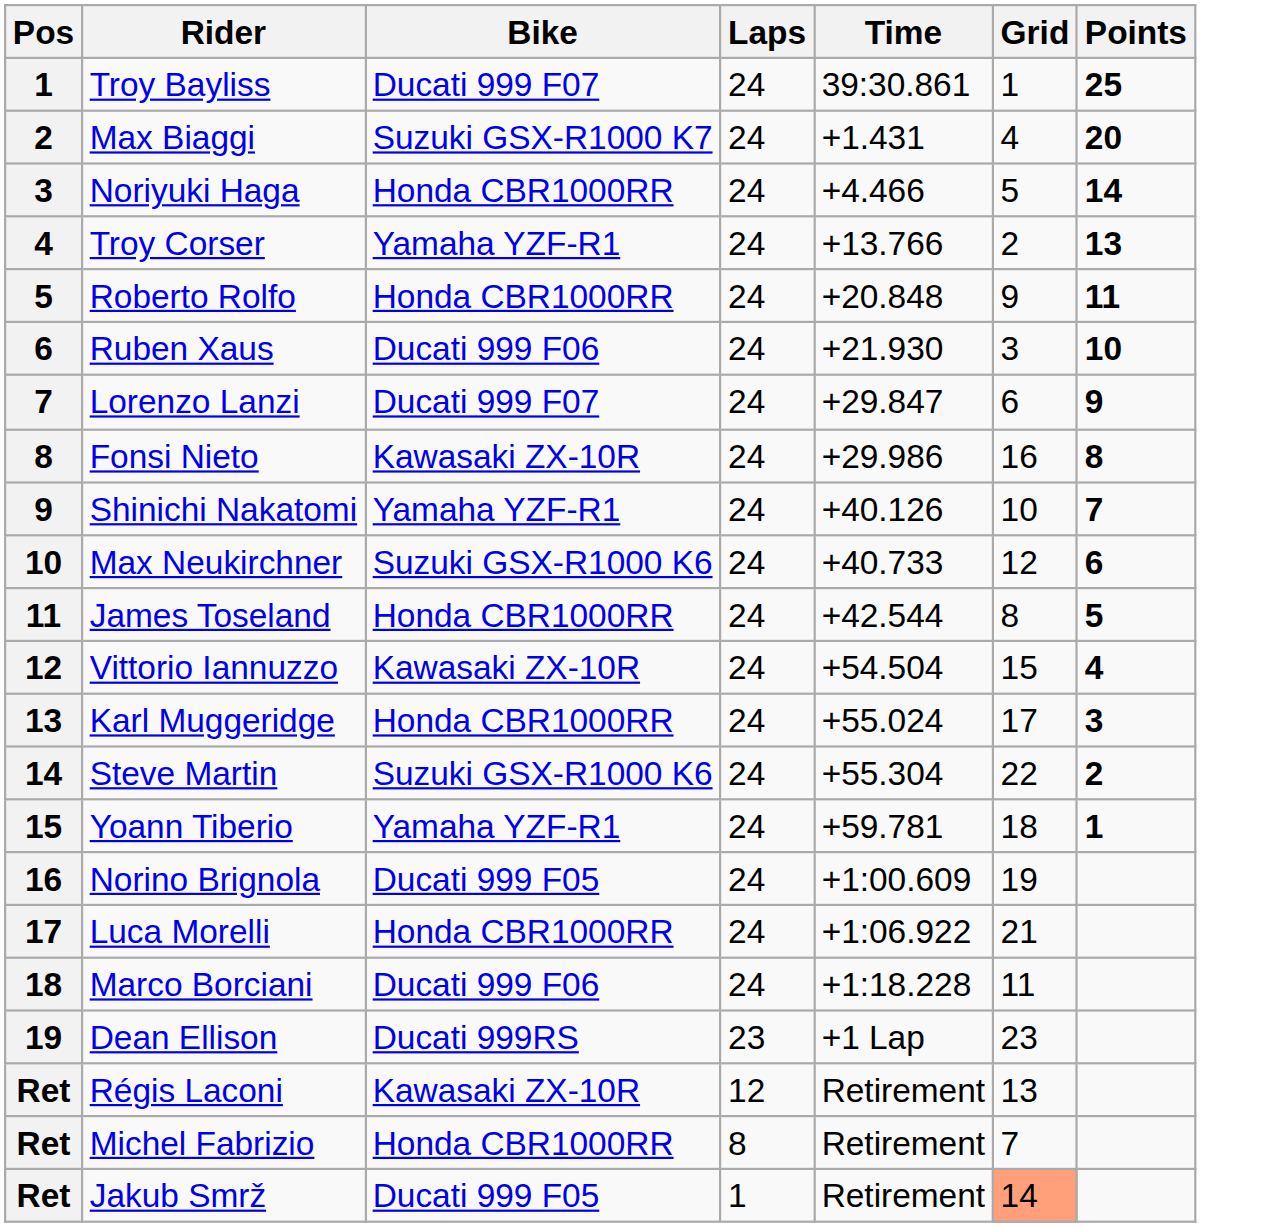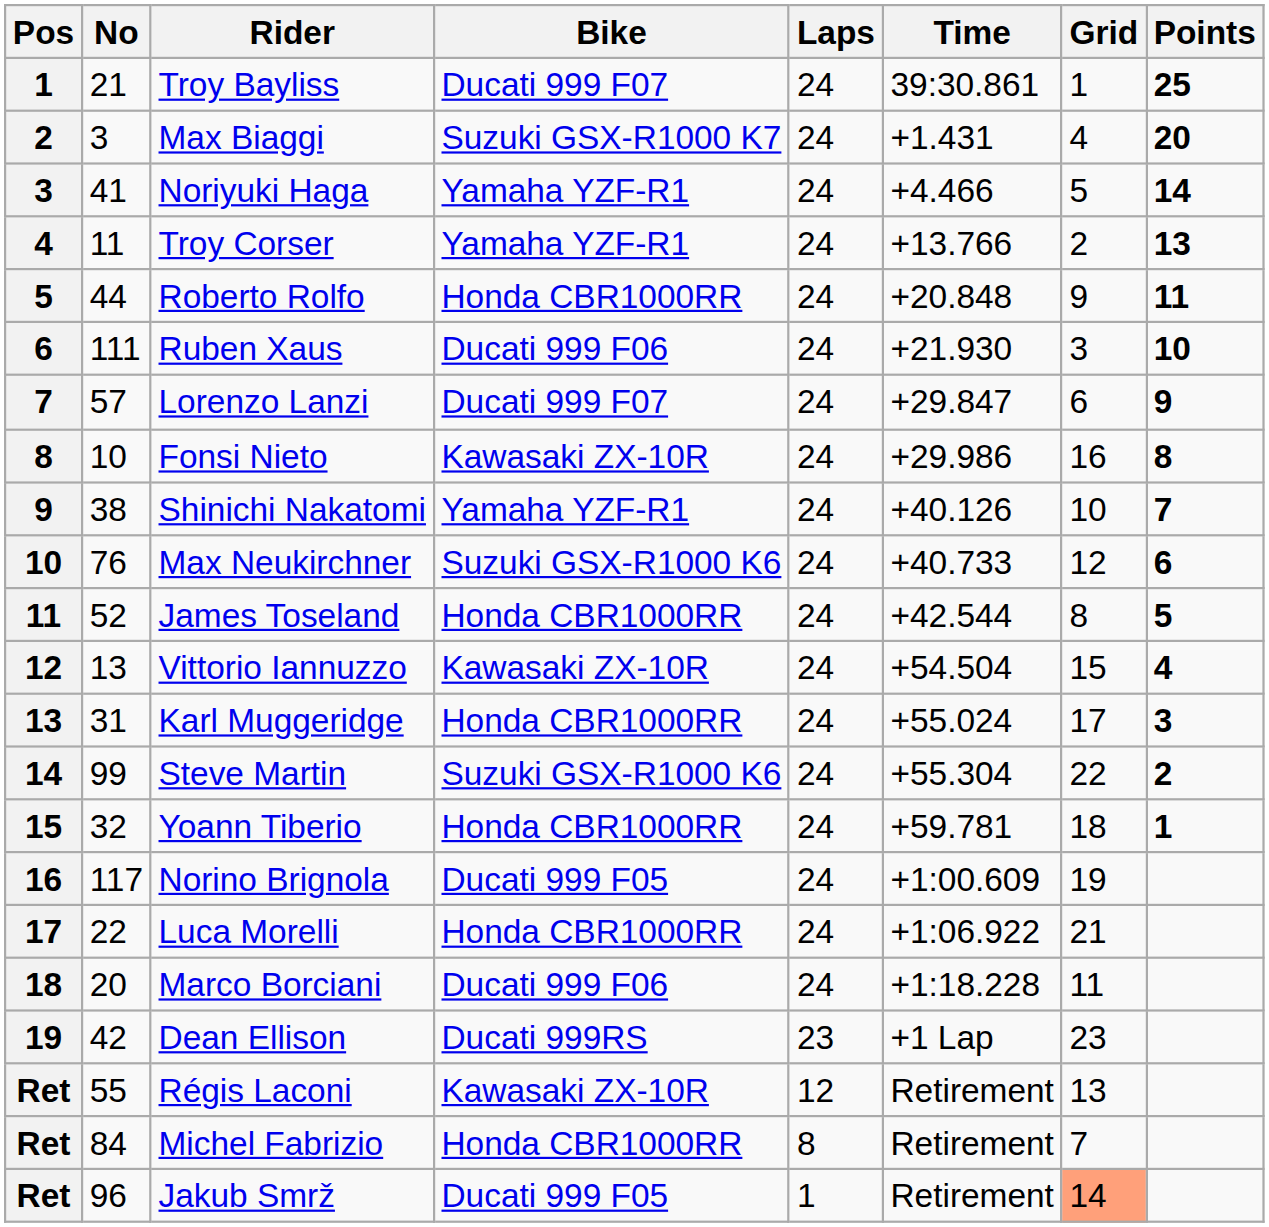+ column: (116, 32)
(523, 191) Honda CBR1000RR -> (565, 191) Yamaha YZF-R1
(496, 826) Yamaha YZF-R1 -> (592, 826) Honda CBR1000RR
